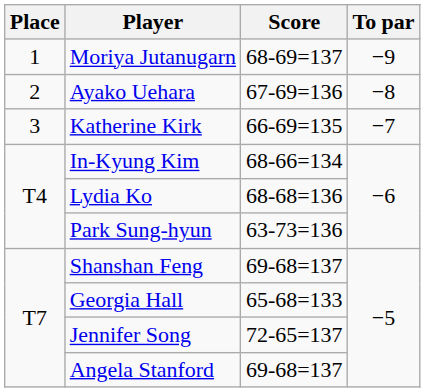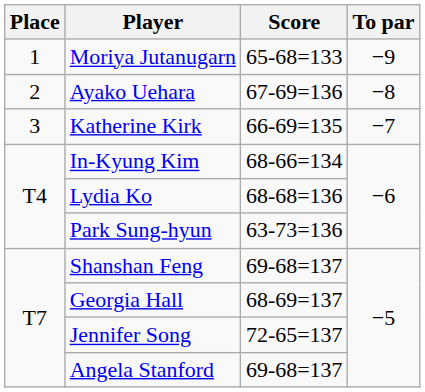(294, 56) 68-69=137 -> (294, 56) 65-68=133
(294, 299) 65-68=133 -> (294, 299) 68-69=137
